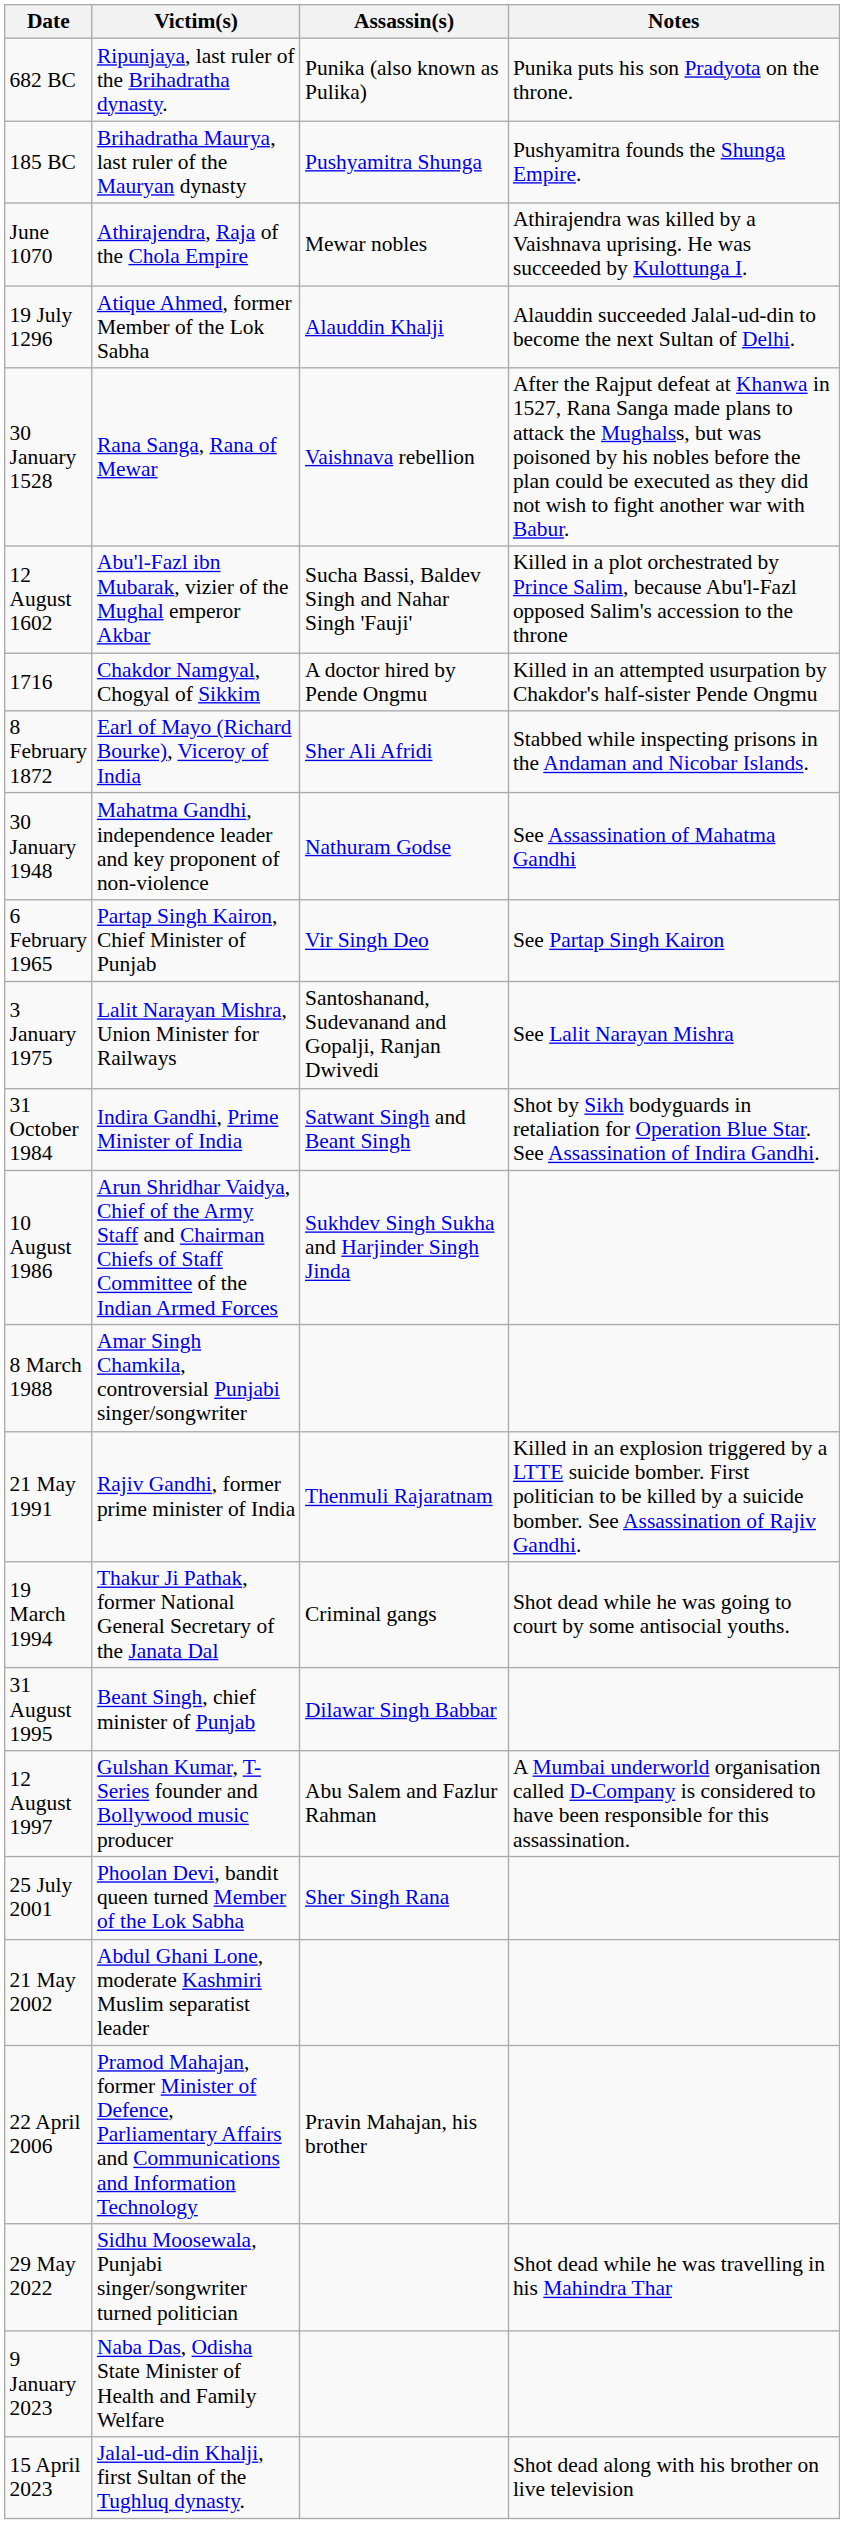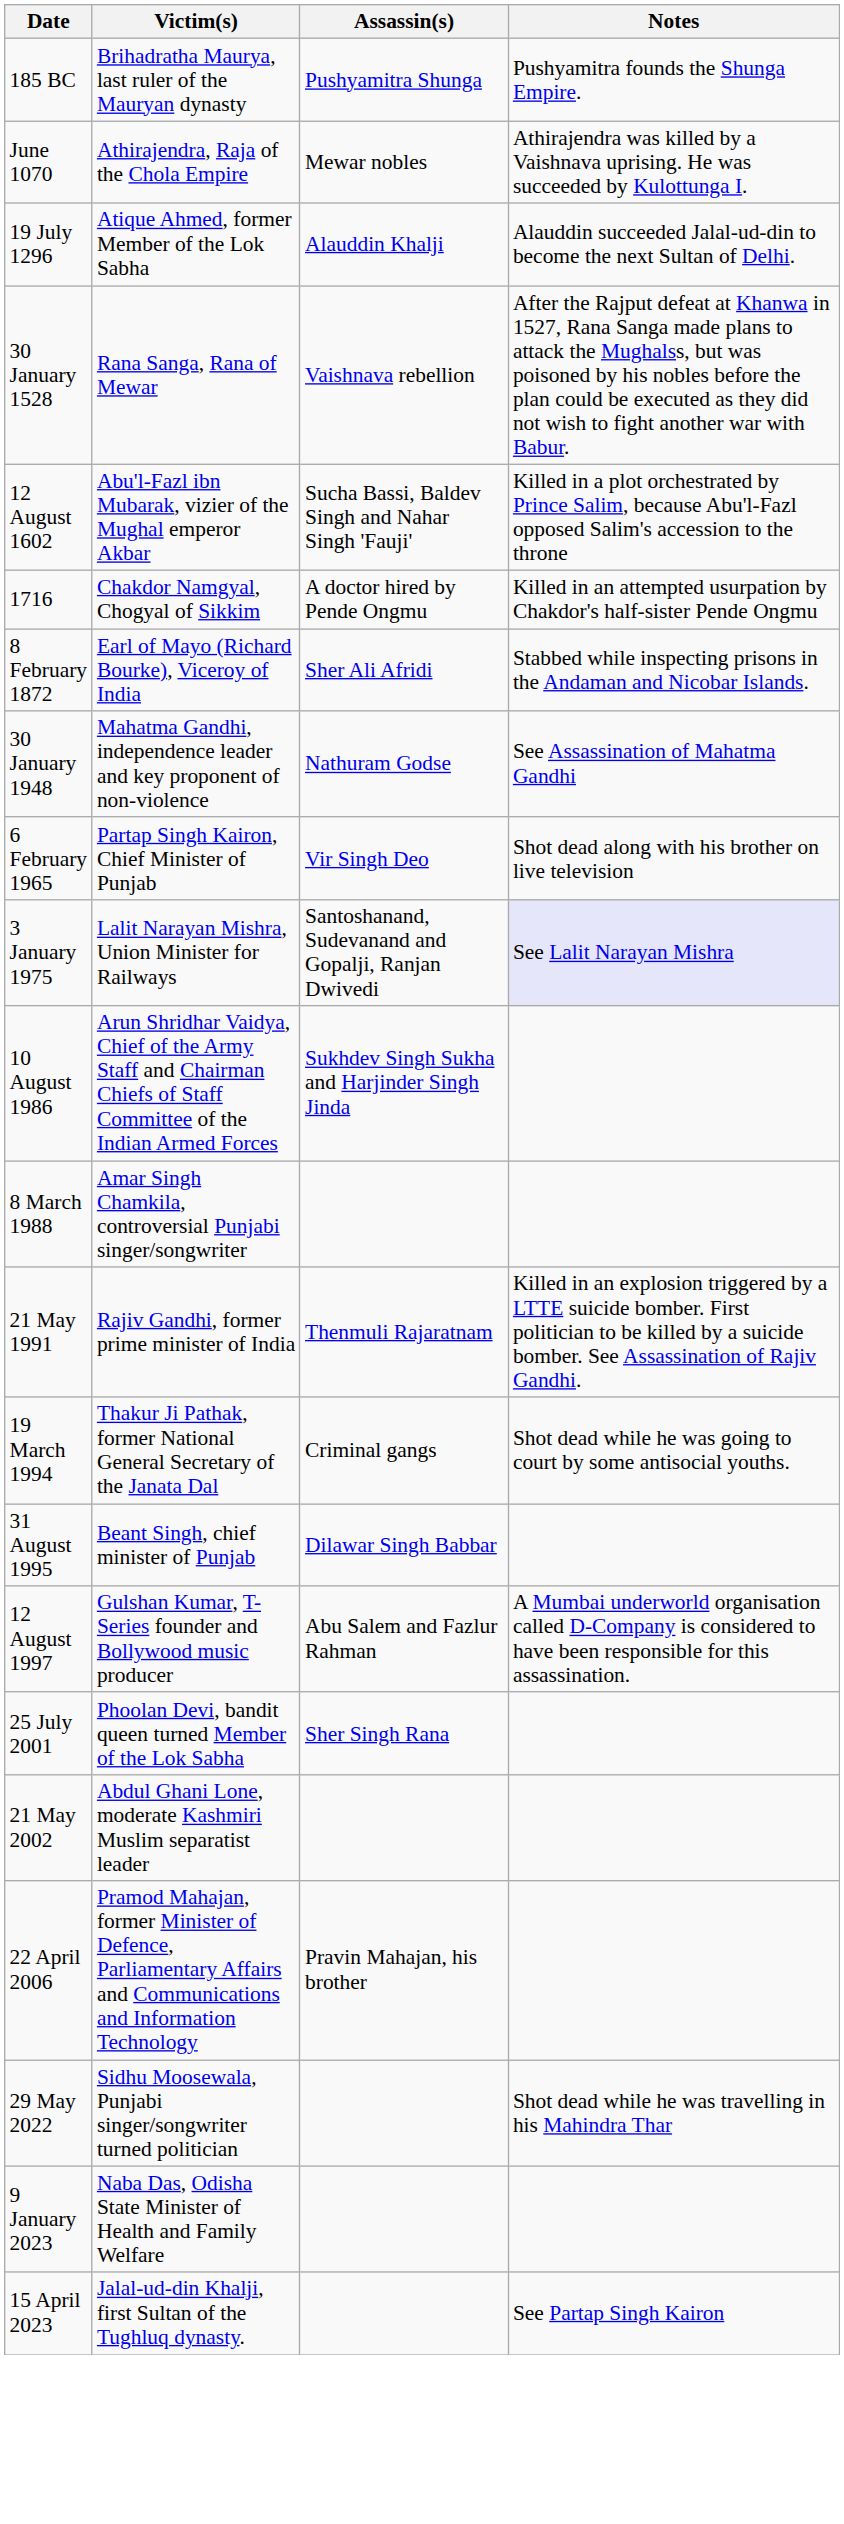- row: (43, 79)
(619, 940) See Partap Singh Kairon -> (666, 858) Shot dead along with his brother on live television
(623, 1034) no background -> (623, 952) lavender background
- row: (44, 1129)
(666, 2477) Shot dead along with his brother on live television -> (619, 2313) See Partap Singh Kairon
